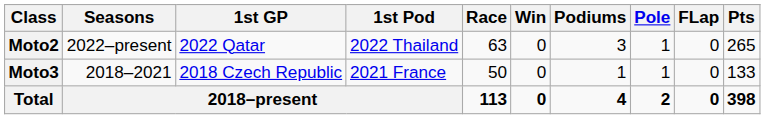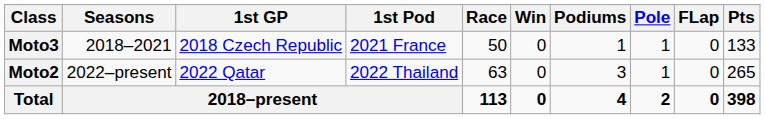rows swapped: (34, 72) <-> (34, 45)
